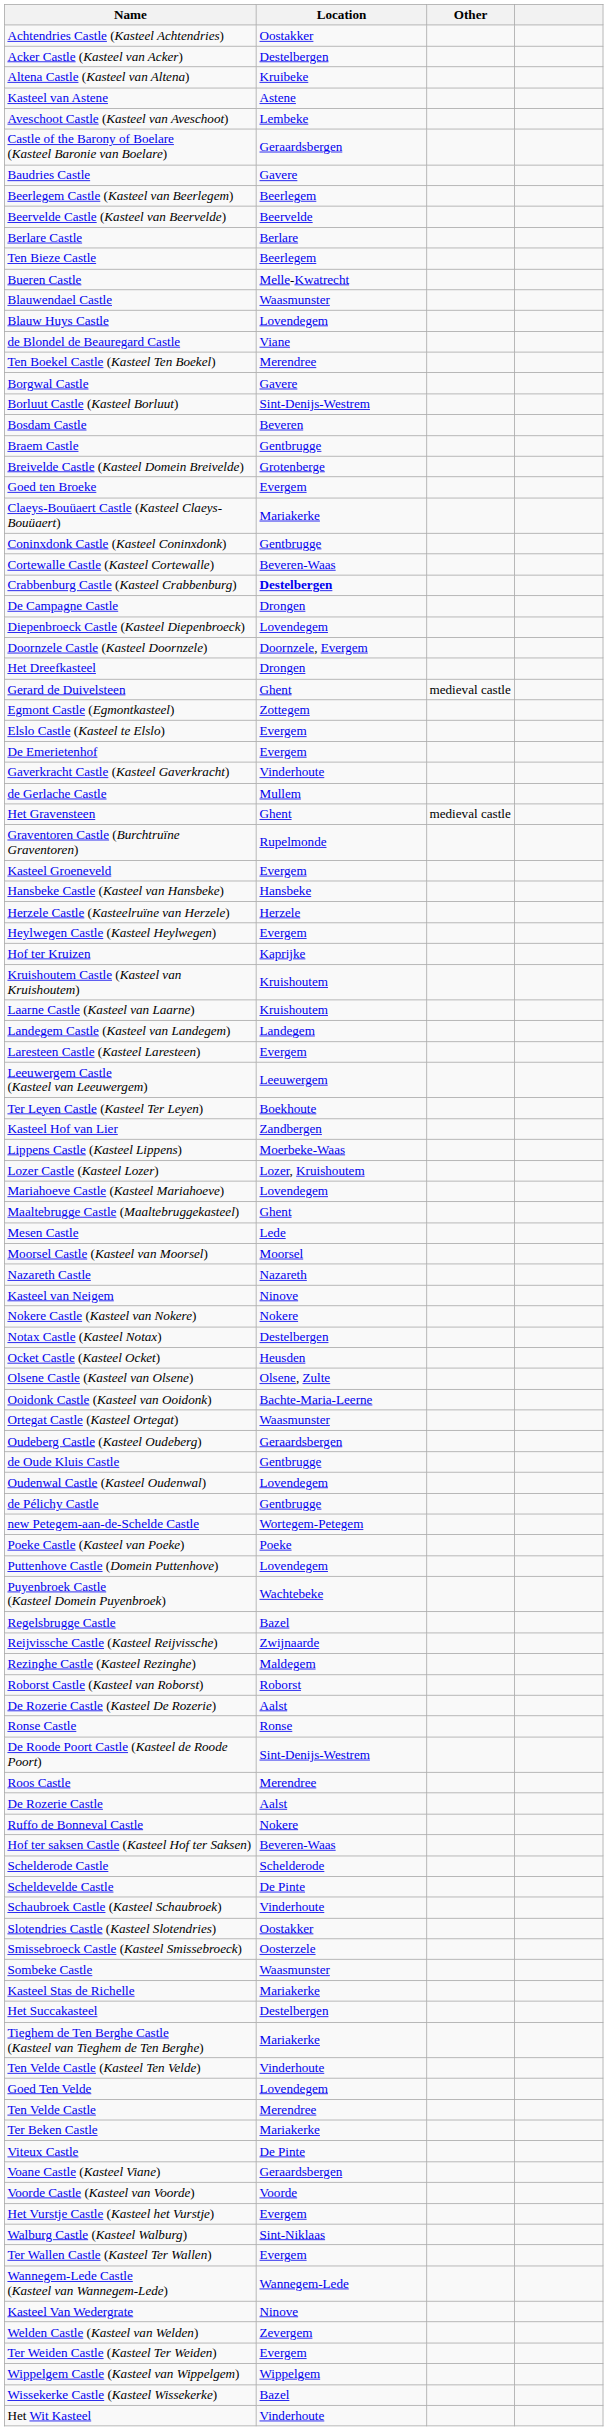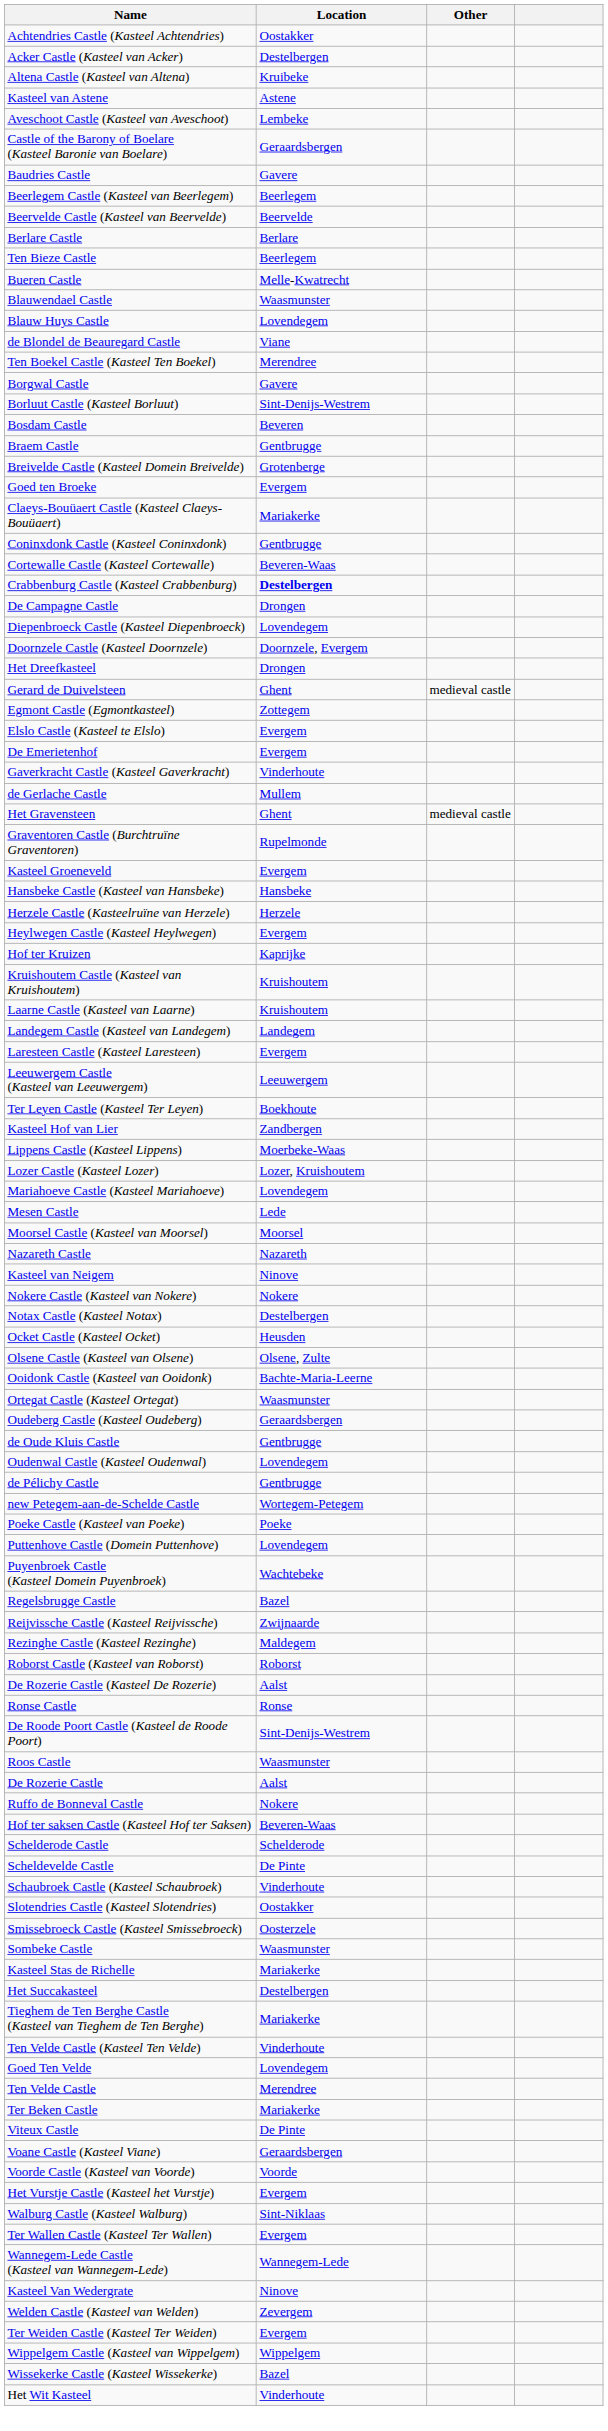- row: (123, 1212)
(288, 1782) Merendree -> (295, 1762) Waasmunster
